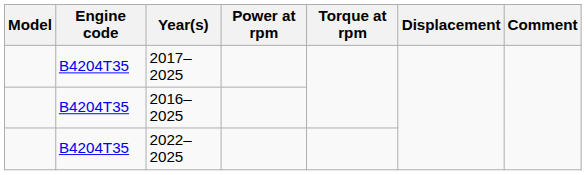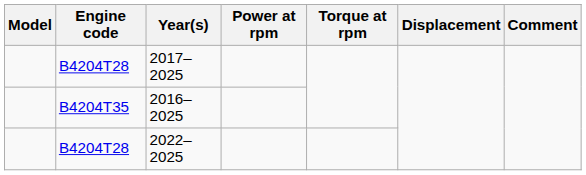(94, 66) B4204T35 -> (94, 66) B4204T28
(94, 148) B4204T35 -> (94, 148) B4204T28
